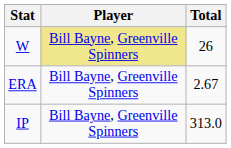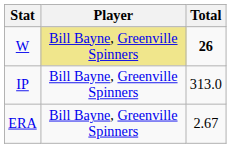(206, 46) normal -> (206, 46) bold
rows swapped: (22, 84) <-> (22, 123)
